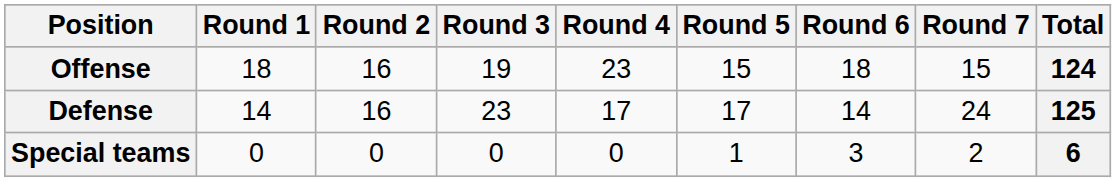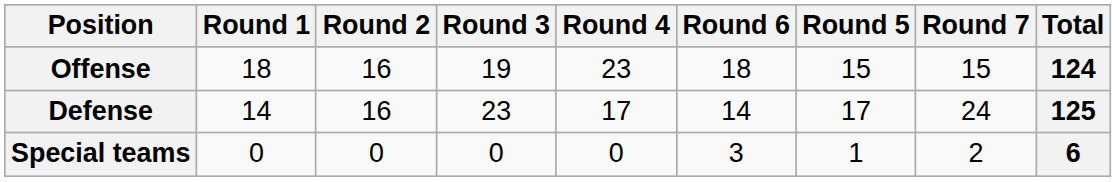columns swapped: (736, 25) <-> (856, 25)
